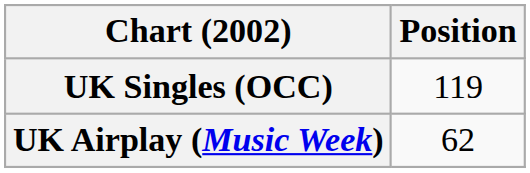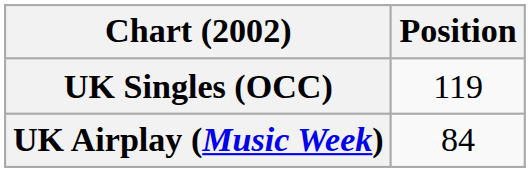(458, 139) 62 -> (458, 139) 84
